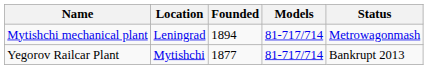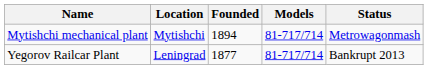(180, 34) Leningrad -> (179, 34) Mytishchi
(179, 54) Mytishchi -> (180, 54) Leningrad
